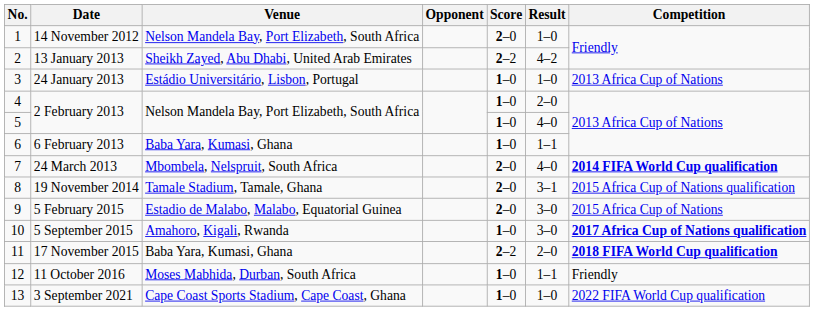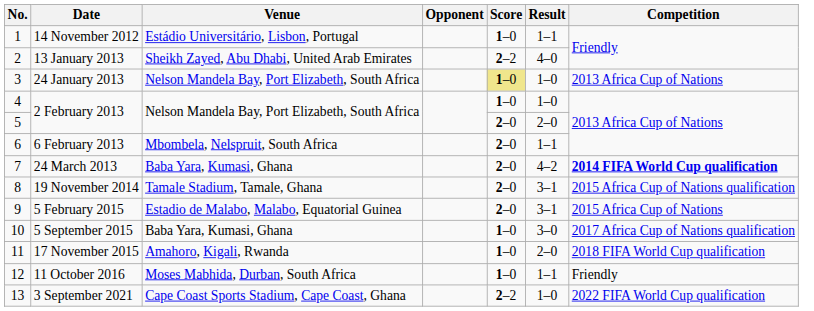(282, 36) Nelson Mandela Bay, Port Elizabeth, South Africa -> (252, 36) Estádio Universitário, Lisbon, Portugal
(506, 36) 2–0 -> (506, 36) 1–0
(547, 36) 1–0 -> (547, 36) 1–1
(547, 58) 4–2 -> (547, 58) 4–0
(252, 79) Estádio Universitário, Lisbon, Portugal -> (282, 79) Nelson Mandela Bay, Port Elizabeth, South Africa
(506, 79) no background -> (506, 79) khaki background
(547, 101) 2–0 -> (547, 101) 1–0
(506, 123) 1–0 -> (506, 123) 2–0
(547, 123) 4–0 -> (547, 123) 2–0
(219, 144) Baba Yara, Kumasi, Ghana -> (241, 144) Mbombela, Nelspruit, South Africa
(506, 144) 1–0 -> (506, 144) 2–0
(241, 166) Mbombela, Nelspruit, South Africa -> (219, 166) Baba Yara, Kumasi, Ghana
(547, 166) 4–0 -> (547, 166) 4–2
(547, 209) 3–0 -> (547, 209) 3–1
(217, 230) Amahoro, Kigali, Rwanda -> (219, 230) Baba Yara, Kumasi, Ghana
(689, 230) bold -> (683, 230) normal
(219, 252) Baba Yara, Kumasi, Ghana -> (217, 252) Amahoro, Kigali, Rwanda
(506, 252) 2–2 -> (506, 252) 1–0
(675, 252) bold -> (668, 252) normal
(506, 295) 1–0 -> (506, 295) 2–2
